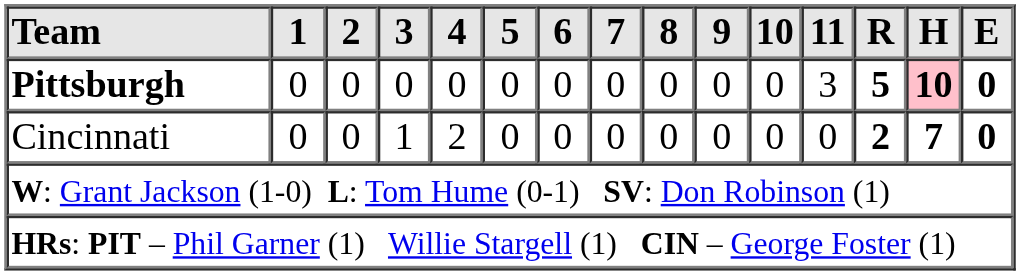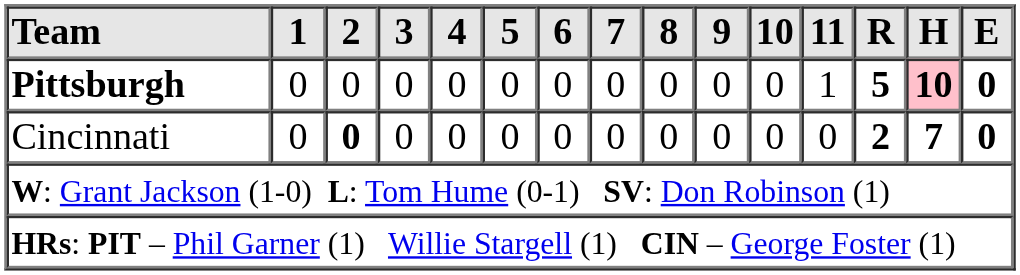(828, 84) 3 -> (828, 84) 1
(351, 136) normal -> (351, 136) bold
(404, 136) 1 -> (404, 136) 0
(457, 136) 2 -> (457, 136) 0
